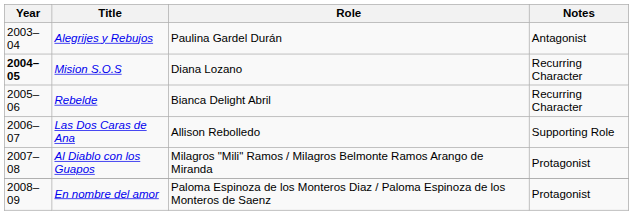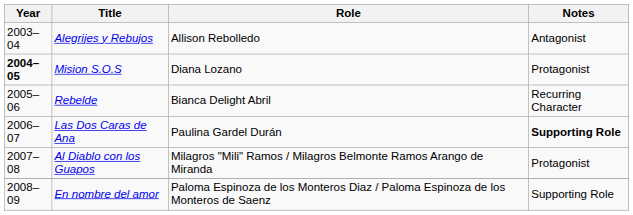(226, 38) Paulina Gardel Durán -> (215, 38) Allison Rebolledo
(557, 69) Recurring Character -> (560, 69) Protagonist
(216, 132) Allison Rebolledo -> (226, 132) Paulina Gardel Durán
(573, 132) normal -> (576, 132) bold
(561, 194) Protagonist -> (573, 194) Supporting Role
